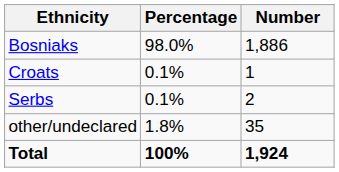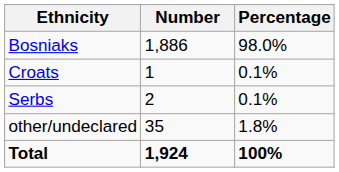columns swapped: (288, 18) <-> (191, 18)
